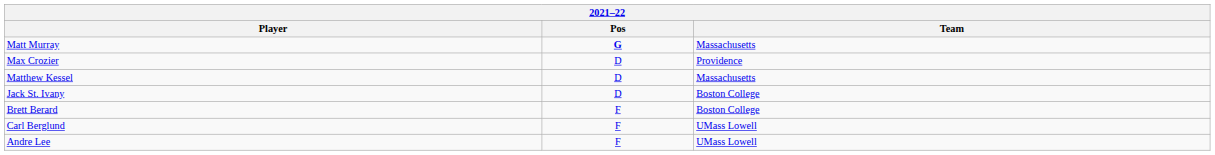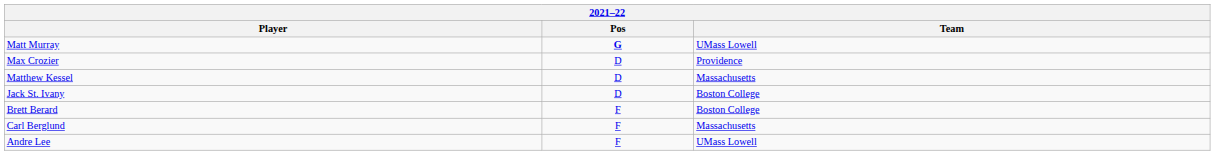(726, 45) Massachusetts -> (727, 45) UMass Lowell
(727, 126) UMass Lowell -> (726, 126) Massachusetts
